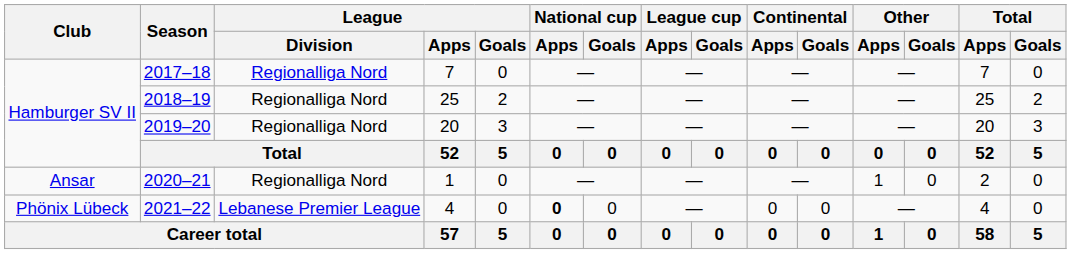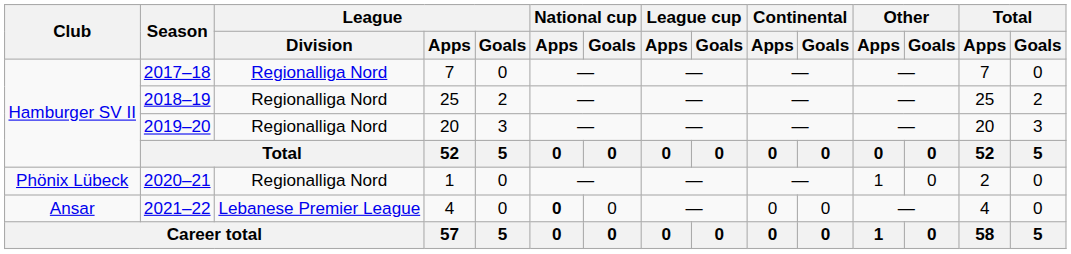(72, 180) Ansar -> (72, 180) Phönix Lübeck
(72, 208) Phönix Lübeck -> (72, 208) Ansar
